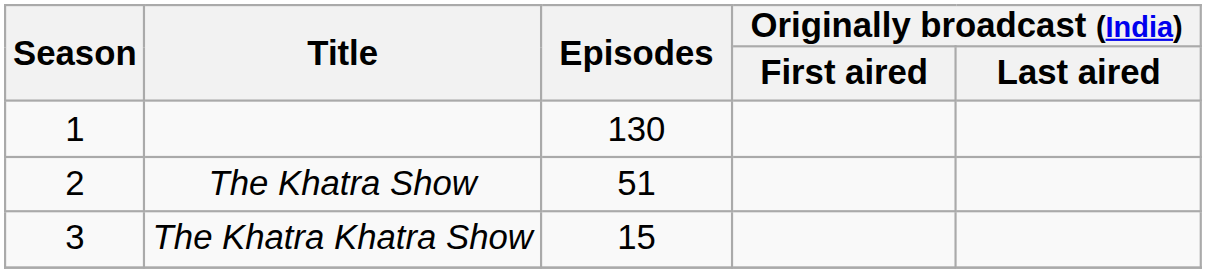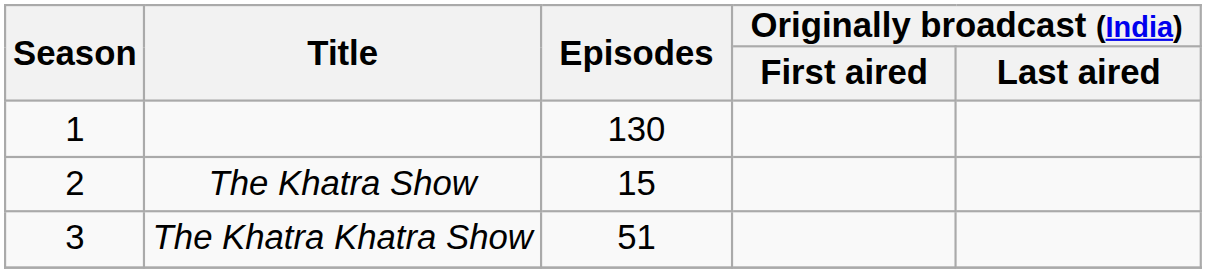(636, 183) 51 -> (636, 183) 15
(636, 238) 15 -> (636, 238) 51
